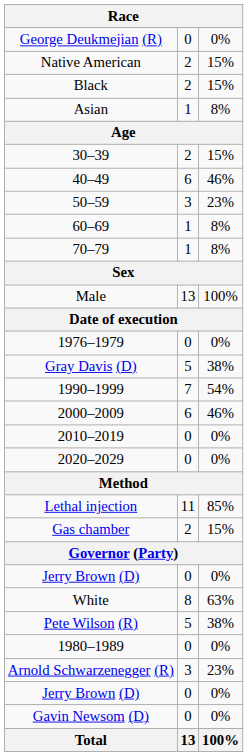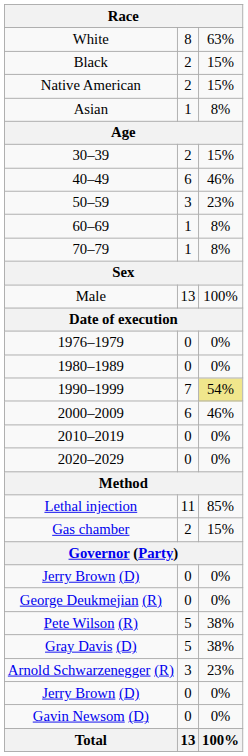rows swapped: (91, 599) <-> (91, 39)
rows swapped: (91, 86) <-> (91, 62)
rows swapped: (91, 646) <-> (91, 366)
(220, 389) no background -> (220, 389) khaki background
